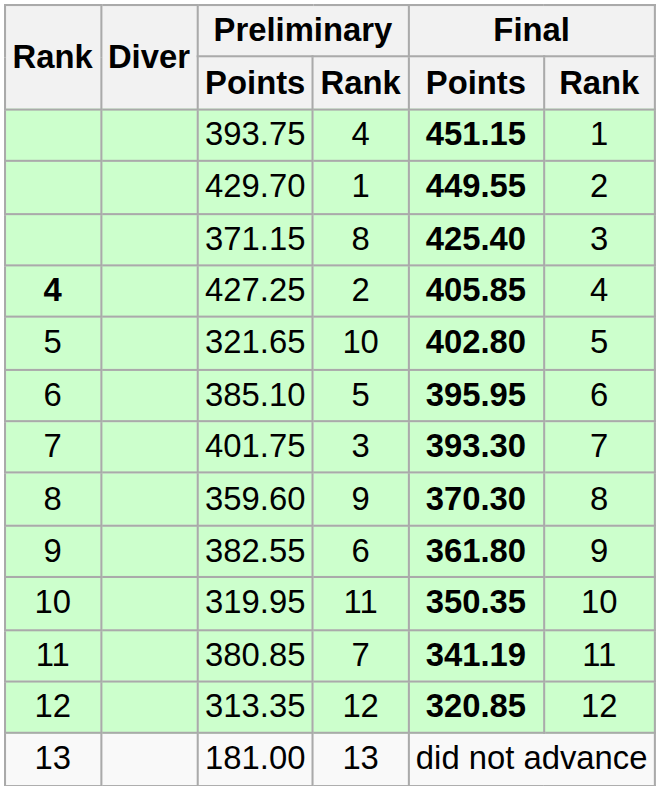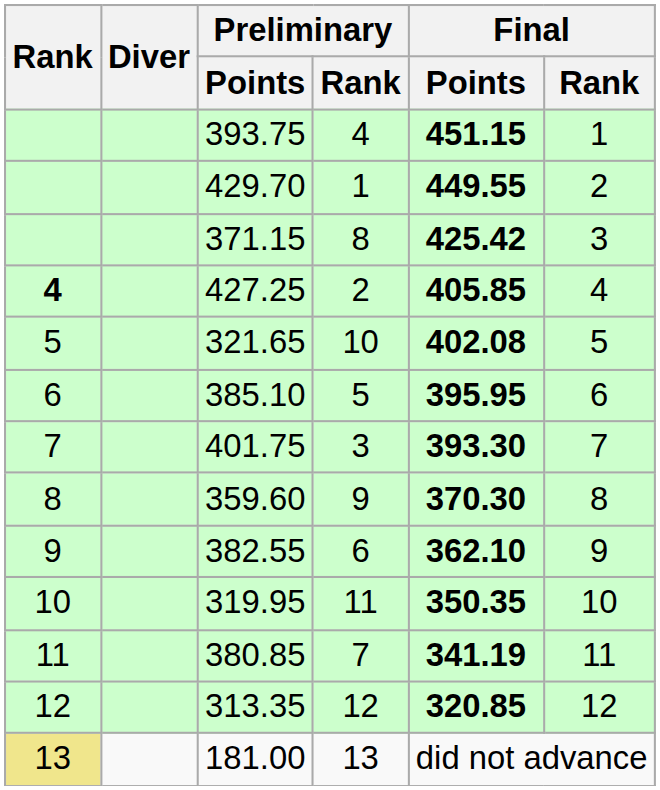(476, 238) 425.40 -> (476, 238) 425.42
(476, 342) 402.80 -> (476, 342) 402.08
(476, 550) 361.80 -> (476, 550) 362.10
(53, 758) no background -> (53, 758) khaki background
